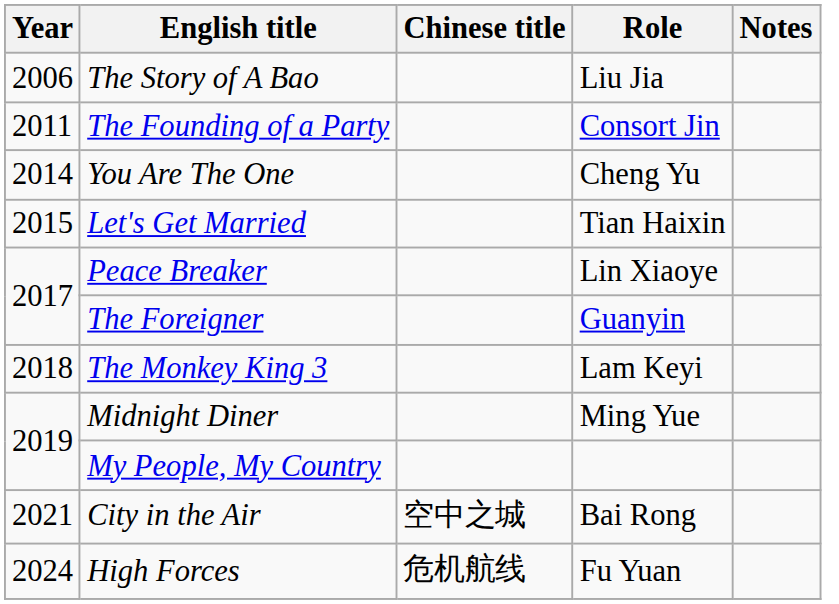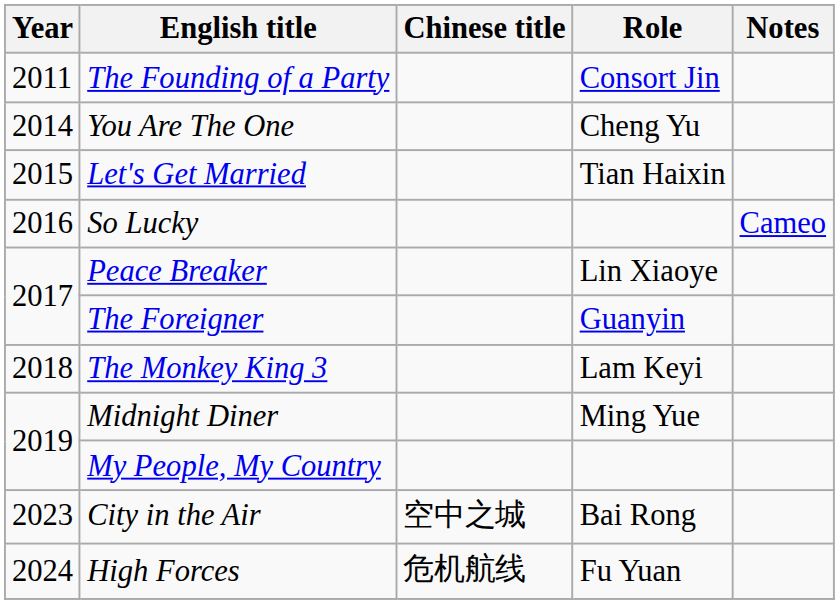- row: (203, 77)
+ row: (143, 222)
(43, 516) 2021 -> (43, 516) 2023
